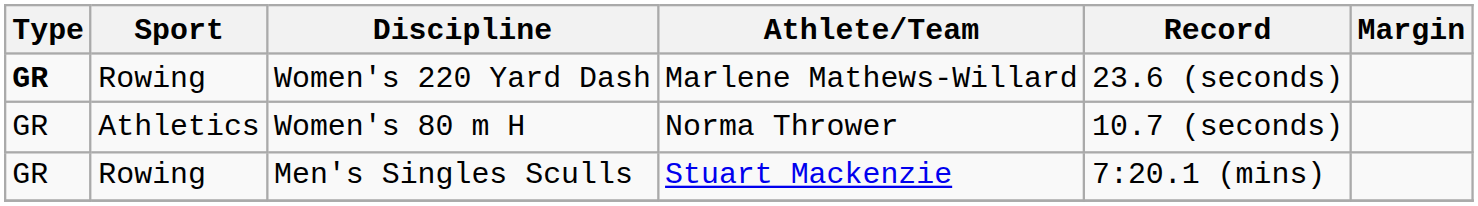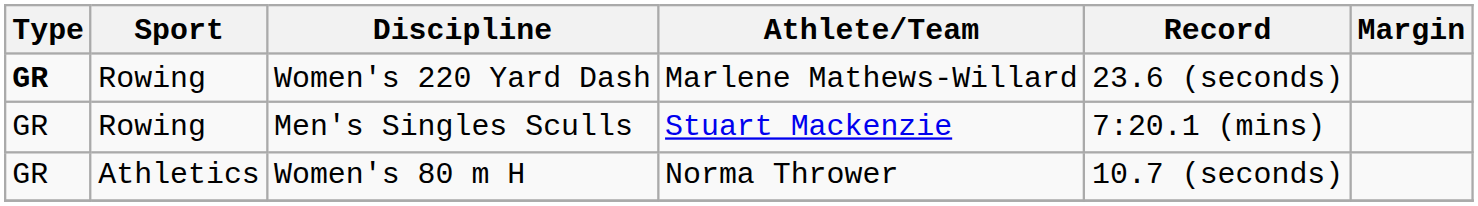rows swapped: (400, 127) <-> (453, 176)
